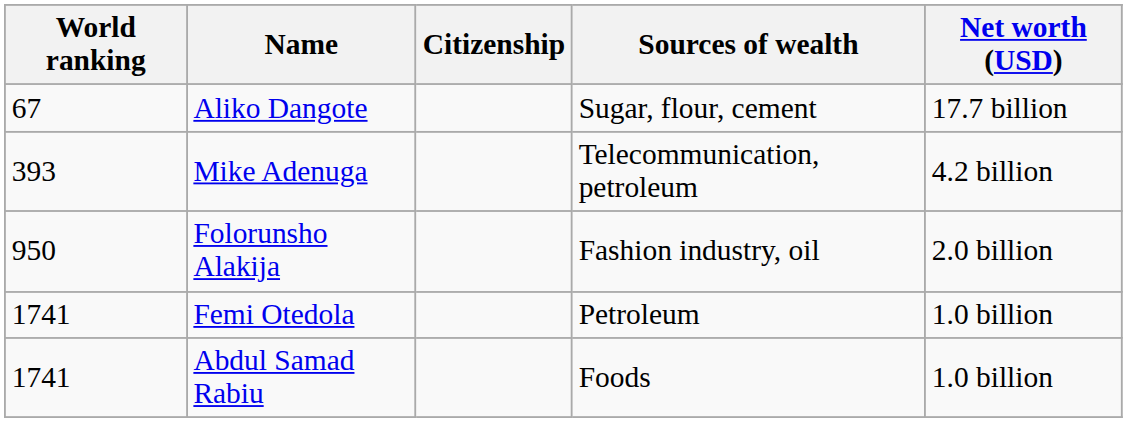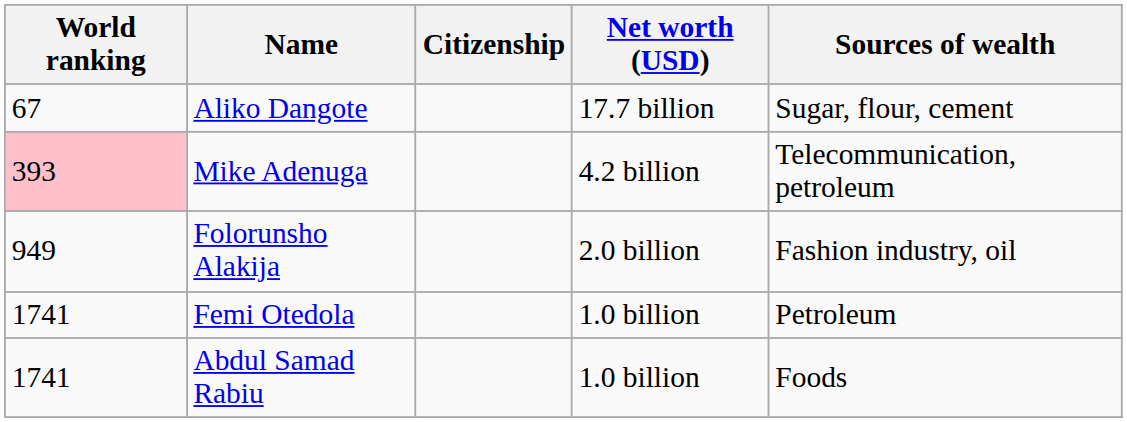columns swapped: (1023, 44) <-> (748, 44)
(34, 170) no background -> (34, 170) pink background
(34, 250) 950 -> (34, 250) 949
